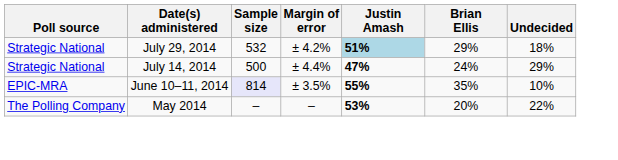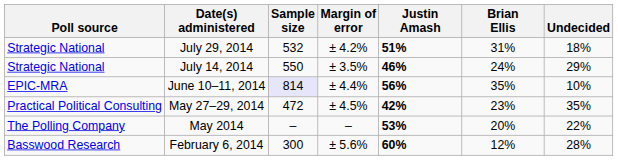(357, 47) lightblue background -> (394, 47) no background
(466, 47) 29% -> (503, 47) 31%
(256, 67) 500 -> (293, 67) 550
(311, 67) ± 4.4% -> (348, 67) ± 3.5%
(357, 67) 47% -> (394, 67) 46%
(311, 86) ± 3.5% -> (348, 86) ± 4.4%
(357, 86) 55% -> (394, 86) 56%
+ row: (217, 106)
+ row: (217, 145)
